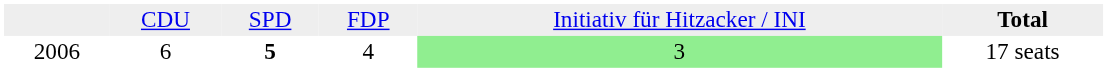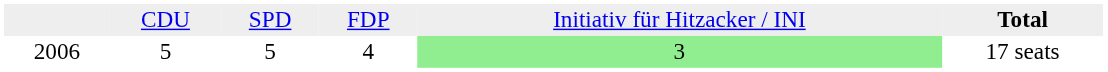(165, 51) 6 -> (165, 51) 5
(270, 51) bold -> (270, 51) normal
